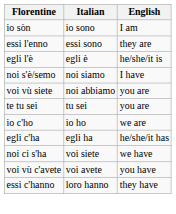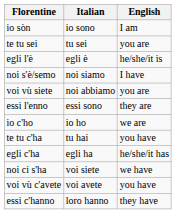rows swapped: (22, 106) <-> (27, 43)
+ row: (24, 138)
